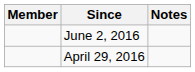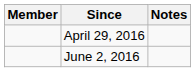rows swapped: (104, 56) <-> (102, 35)
